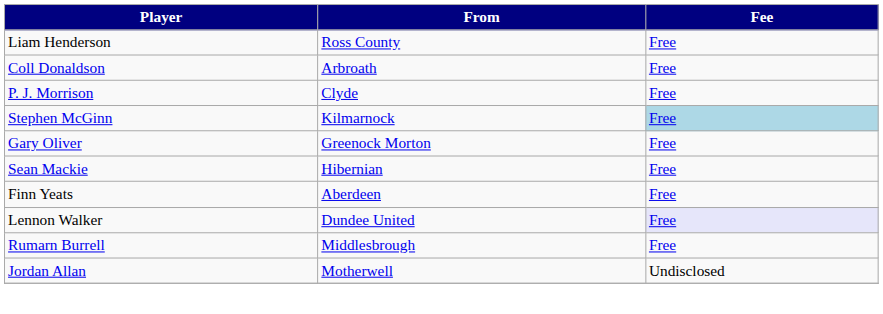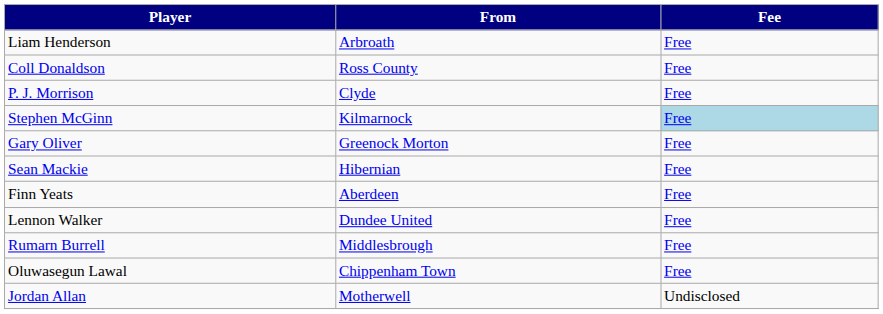(361, 42) Ross County -> (367, 42) Arbroath
(349, 67) Arbroath -> (378, 67) Ross County
(663, 219) lavender background -> (678, 219) no background
+ row: (67, 270)
